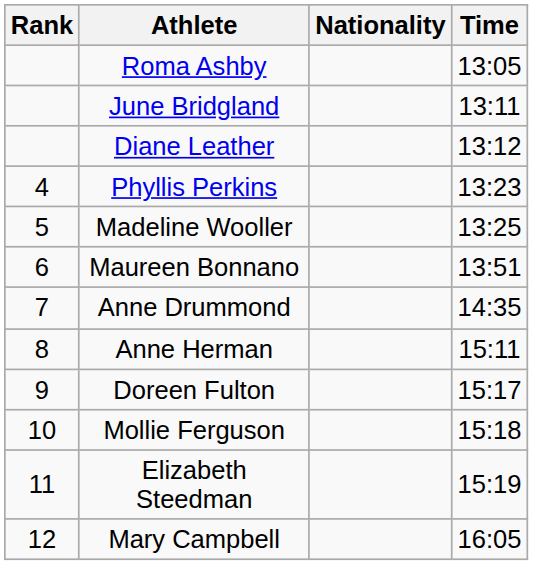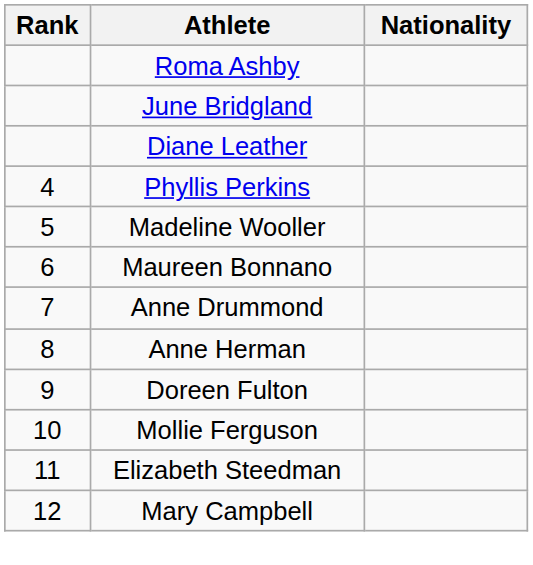- column: (489, 25)
